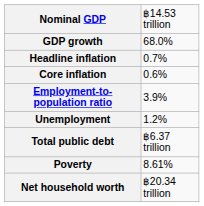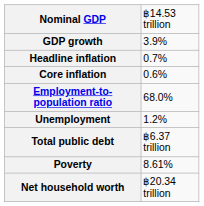(158, 41) 68.0% -> (155, 41) 3.9%
(155, 97) 3.9% -> (158, 97) 68.0%
